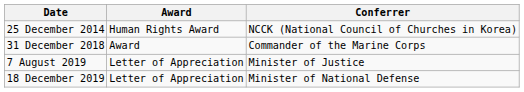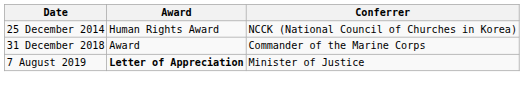(176, 62) normal -> (176, 62) bold
- row: (56, 79)
